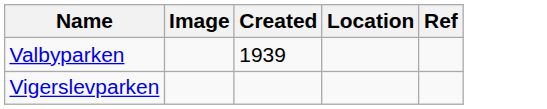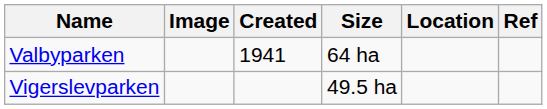+ column: (362, 21)
(263, 54) 1939 -> (263, 54) 1941
